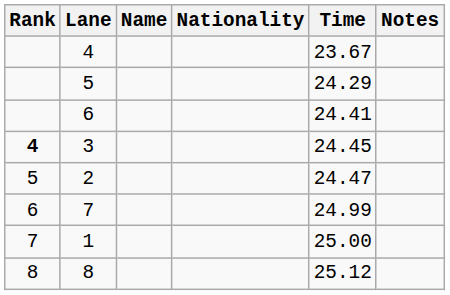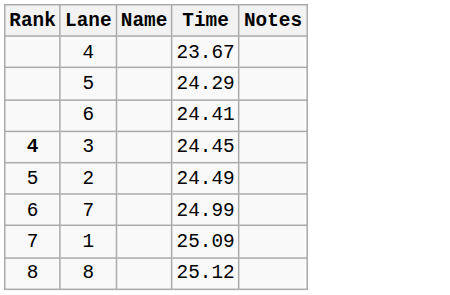- column: (241, 21)
(343, 178) 24.47 -> (206, 178) 24.49
(343, 242) 25.00 -> (206, 242) 25.09
